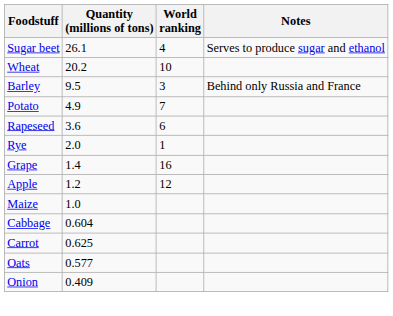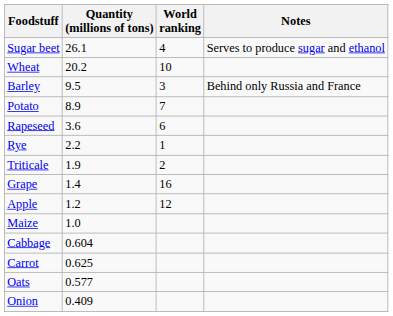(73, 106) 4.9 -> (73, 106) 8.9
(73, 145) 2.0 -> (73, 145) 2.2
+ row: (28, 164)
